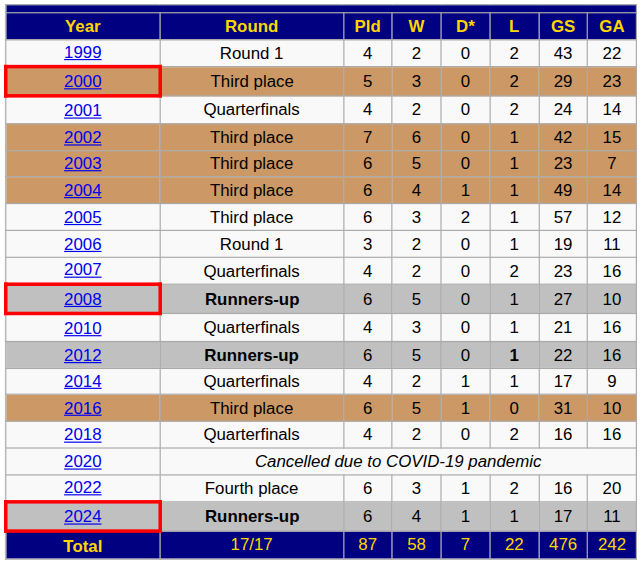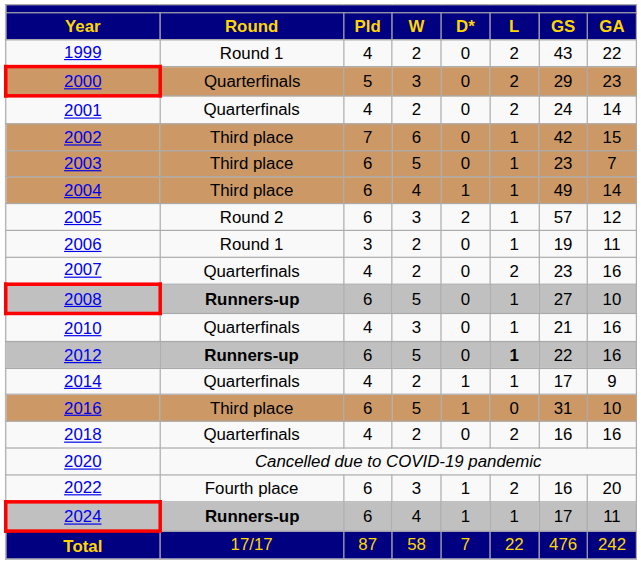(252, 82) Third place -> (252, 82) Quarterfinals
(252, 217) Third place -> (252, 217) Round 2
